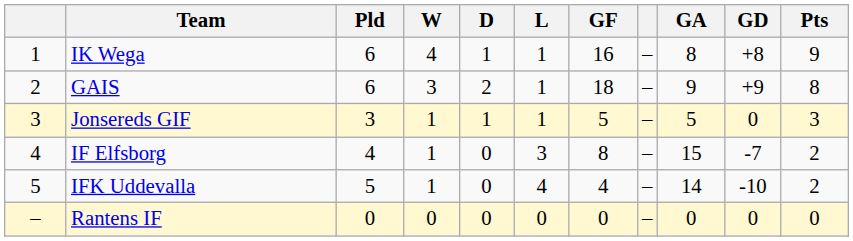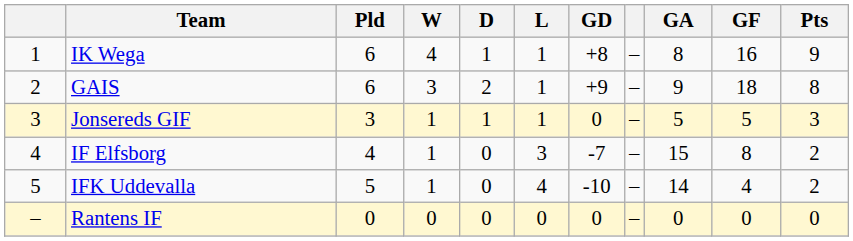columns swapped: (603, 20) <-> (753, 20)
